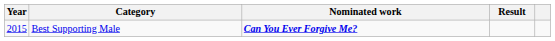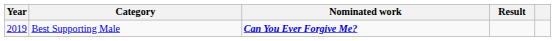(17, 28) 2015 -> (17, 28) 2019
